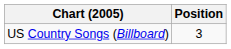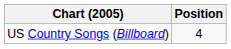(199, 33) 3 -> (199, 33) 4
